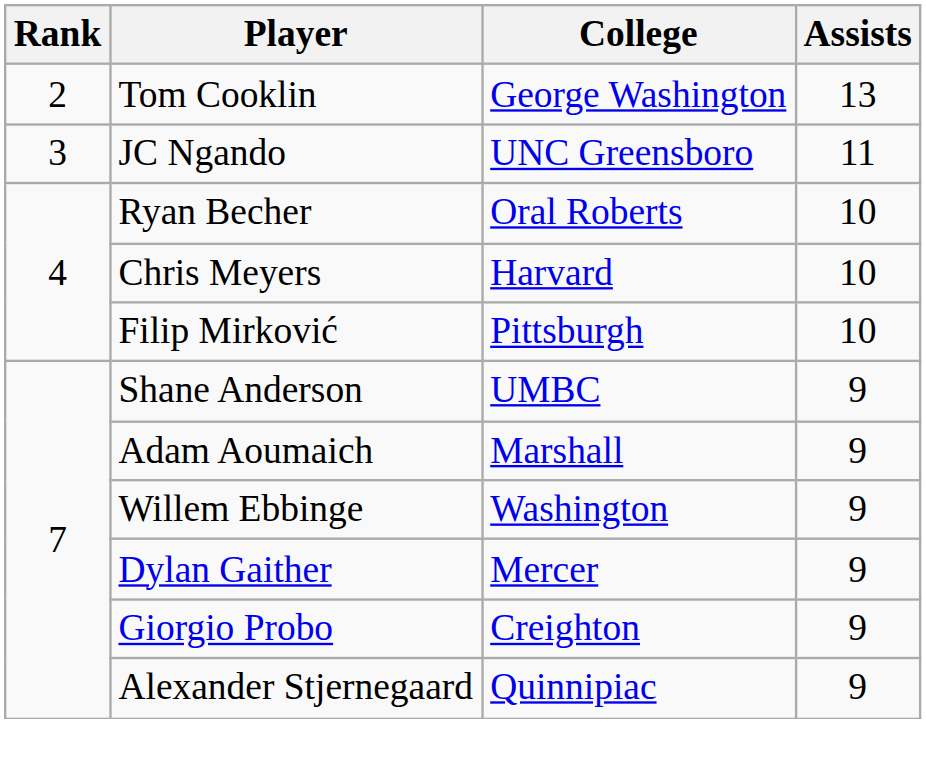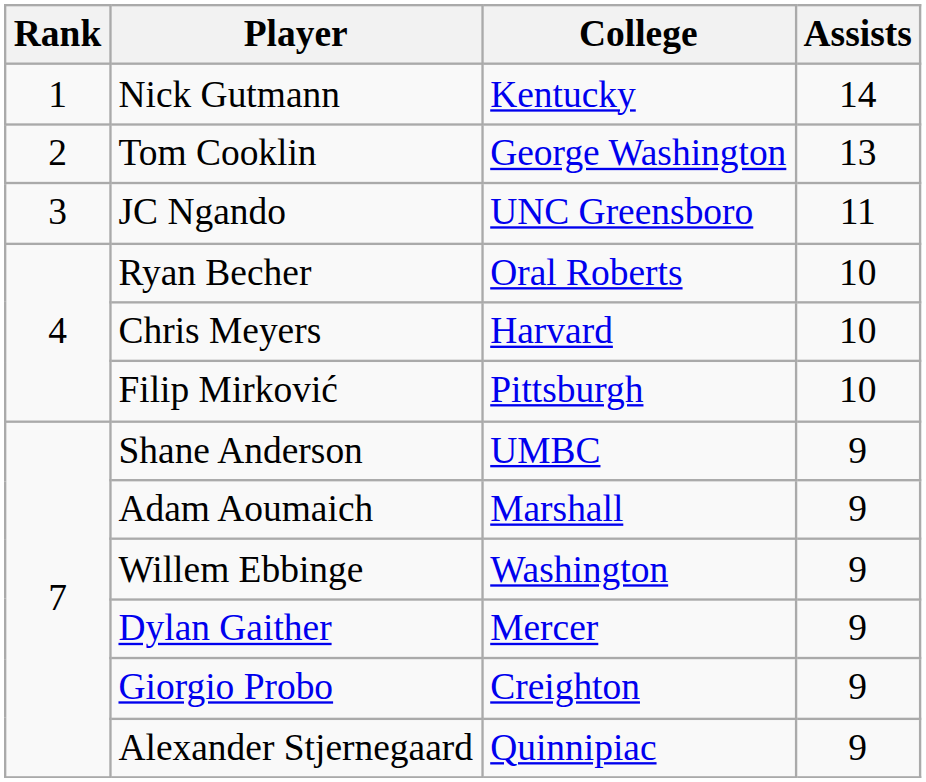+ row: (229, 93)
